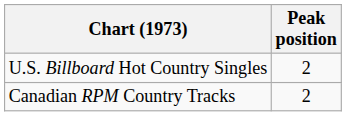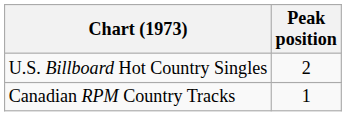(306, 96) 2 -> (306, 96) 1
